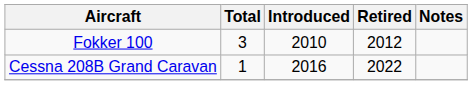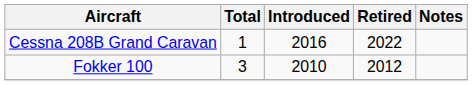rows swapped: (113, 67) <-> (113, 42)
